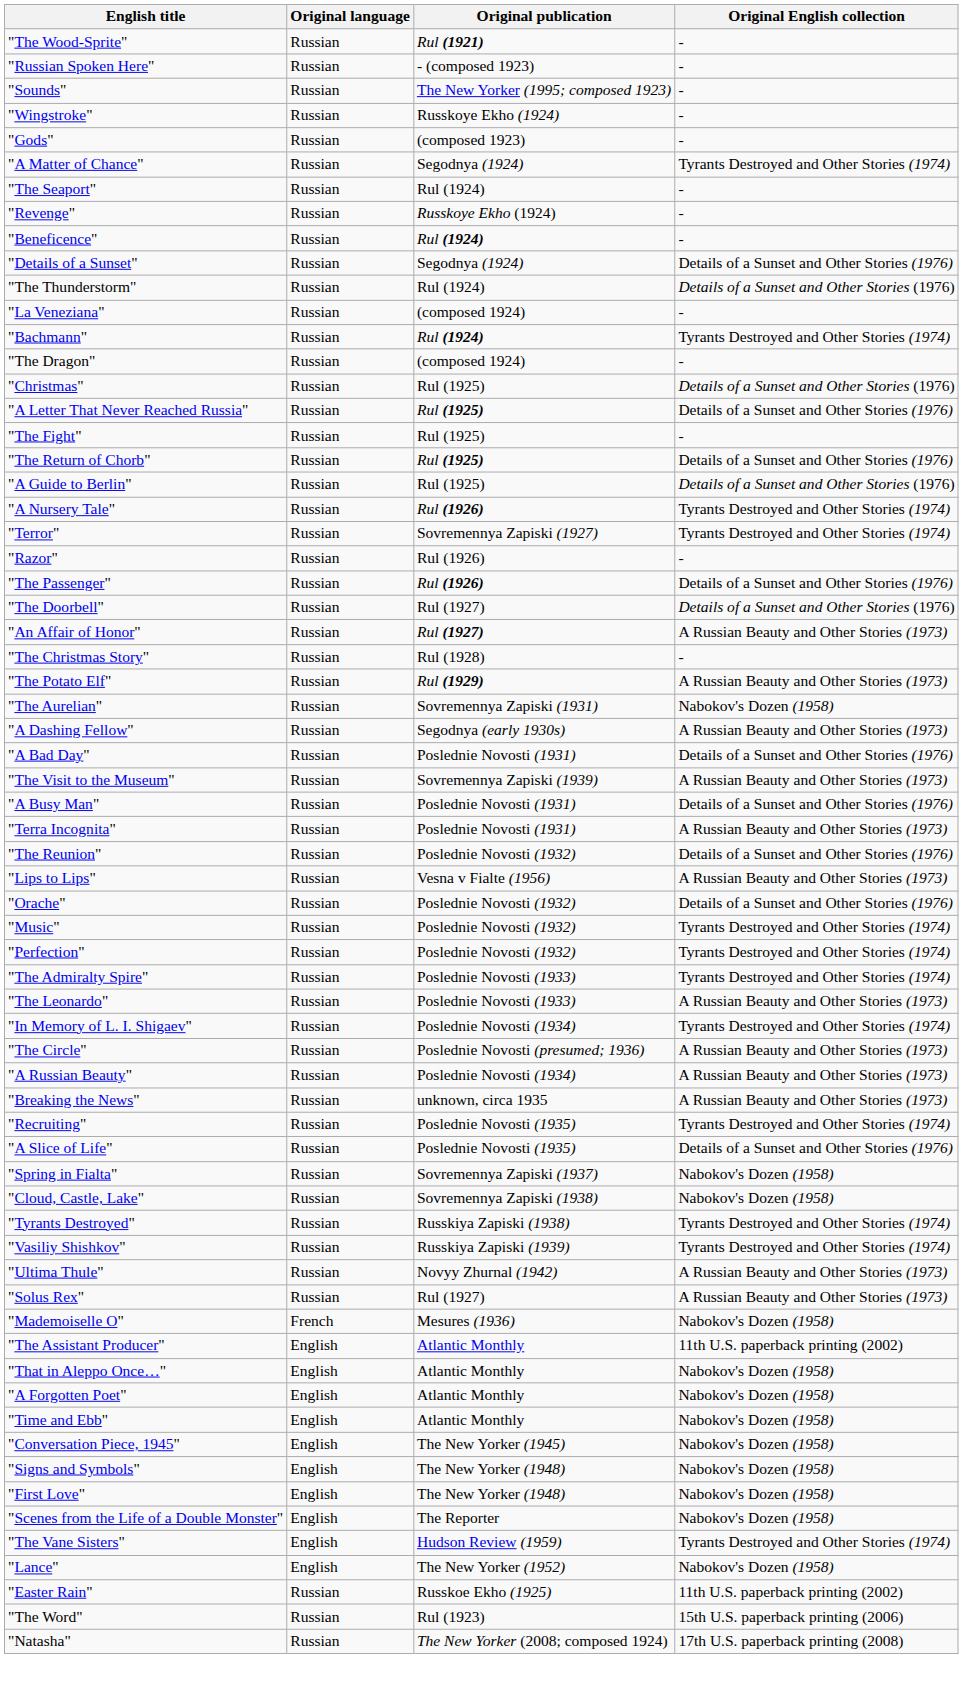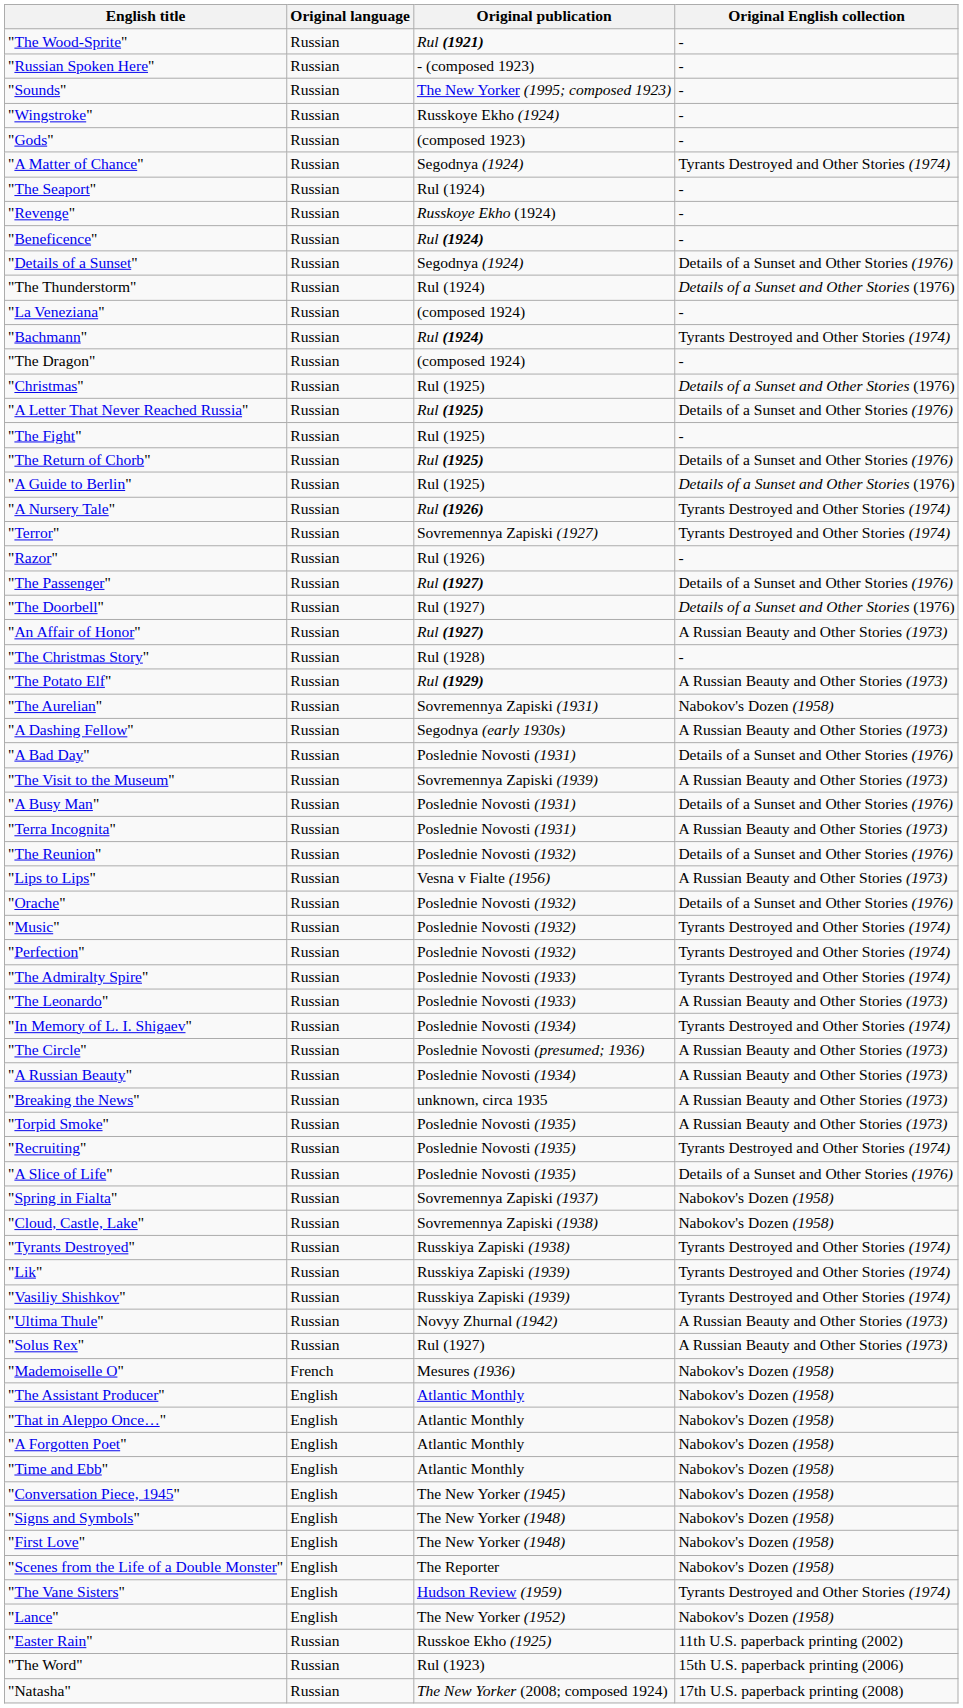(450, 582) Rul (1926) -> (450, 582) Rul (1927)
+ row: (58, 1124)
+ row: (25, 1272)
(791, 1345) 11th U.S. paperback printing (2002) -> (756, 1395) Nabokov's Dozen (1958)
